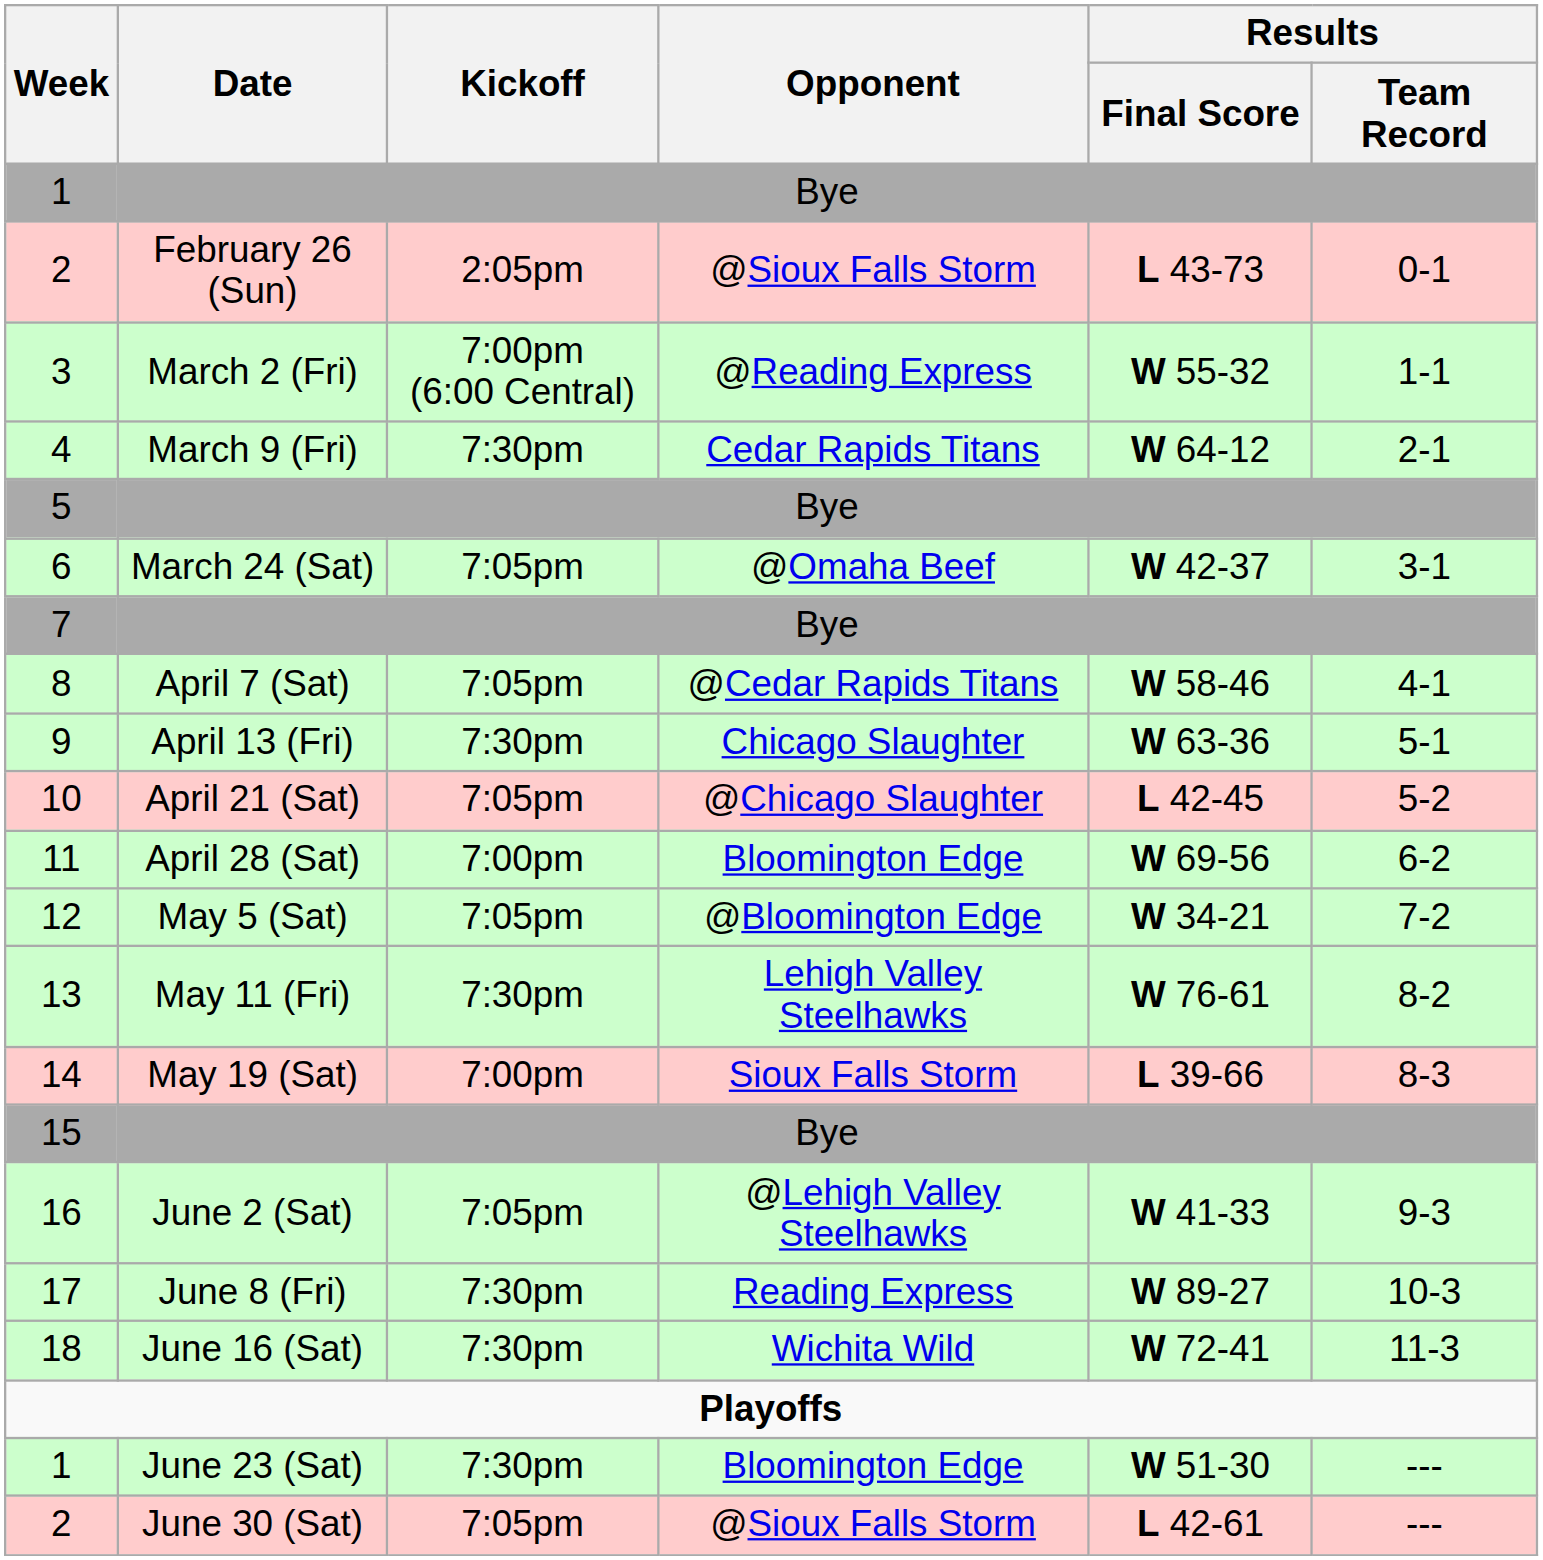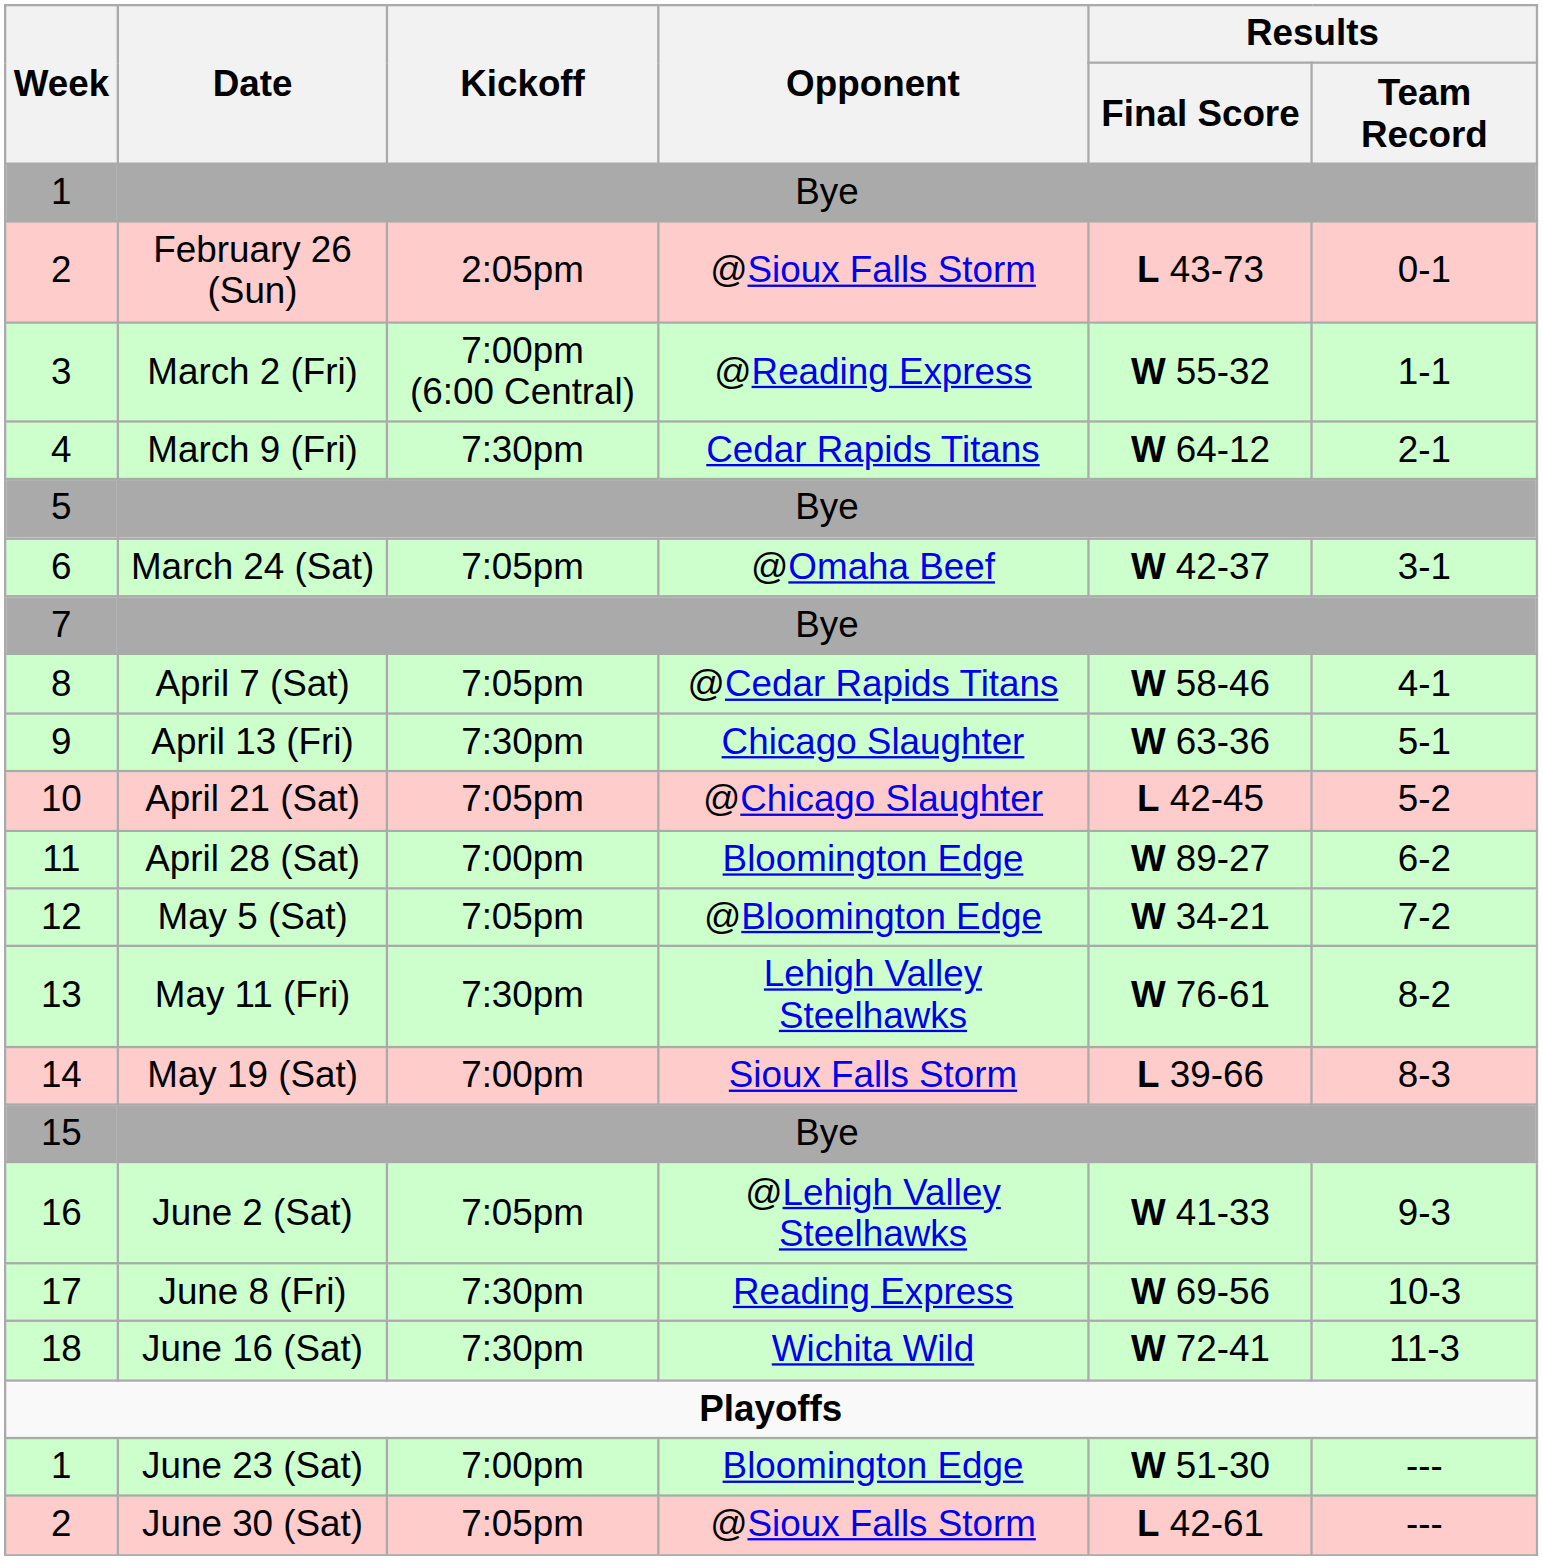(1200, 858) W 69-56 -> (1200, 858) W 89-27
(1200, 1291) W 89-27 -> (1200, 1291) W 69-56
(523, 1466) 7:30pm -> (523, 1466) 7:00pm
